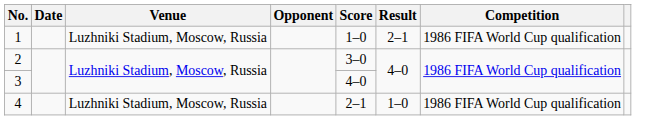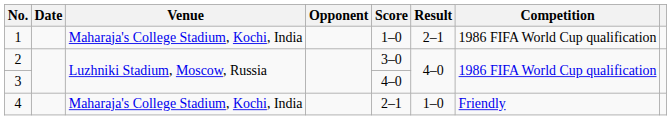(168, 37) Luzhniki Stadium, Moscow, Russia -> (186, 37) Maharaja's College Stadium, Kochi, India
(168, 103) Luzhniki Stadium, Moscow, Russia -> (186, 103) Maharaja's College Stadium, Kochi, India
(522, 103) 1986 FIFA World Cup qualification -> (482, 103) Friendly
